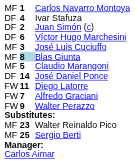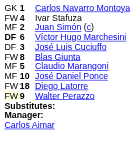(11, 8) MF -> (11, 8) GK
(10, 18) DF -> (11, 18) FW
(10, 27) DF -> (11, 27) MF
(10, 37) normal -> (10, 37) bold
(11, 47) MF -> (10, 47) DF
(11, 57) MF -> (11, 57) FW
(22, 57) lightblue background -> (22, 57) no background
(10, 76) DF -> (11, 76) MF
(25, 76) 14 -> (25, 76) 10
(24, 86) 11 -> (25, 86) 18
- row: (66, 96)
(11, 105) no background -> (11, 96) lightyellow background
- row: (76, 125)
- row: (58, 135)
